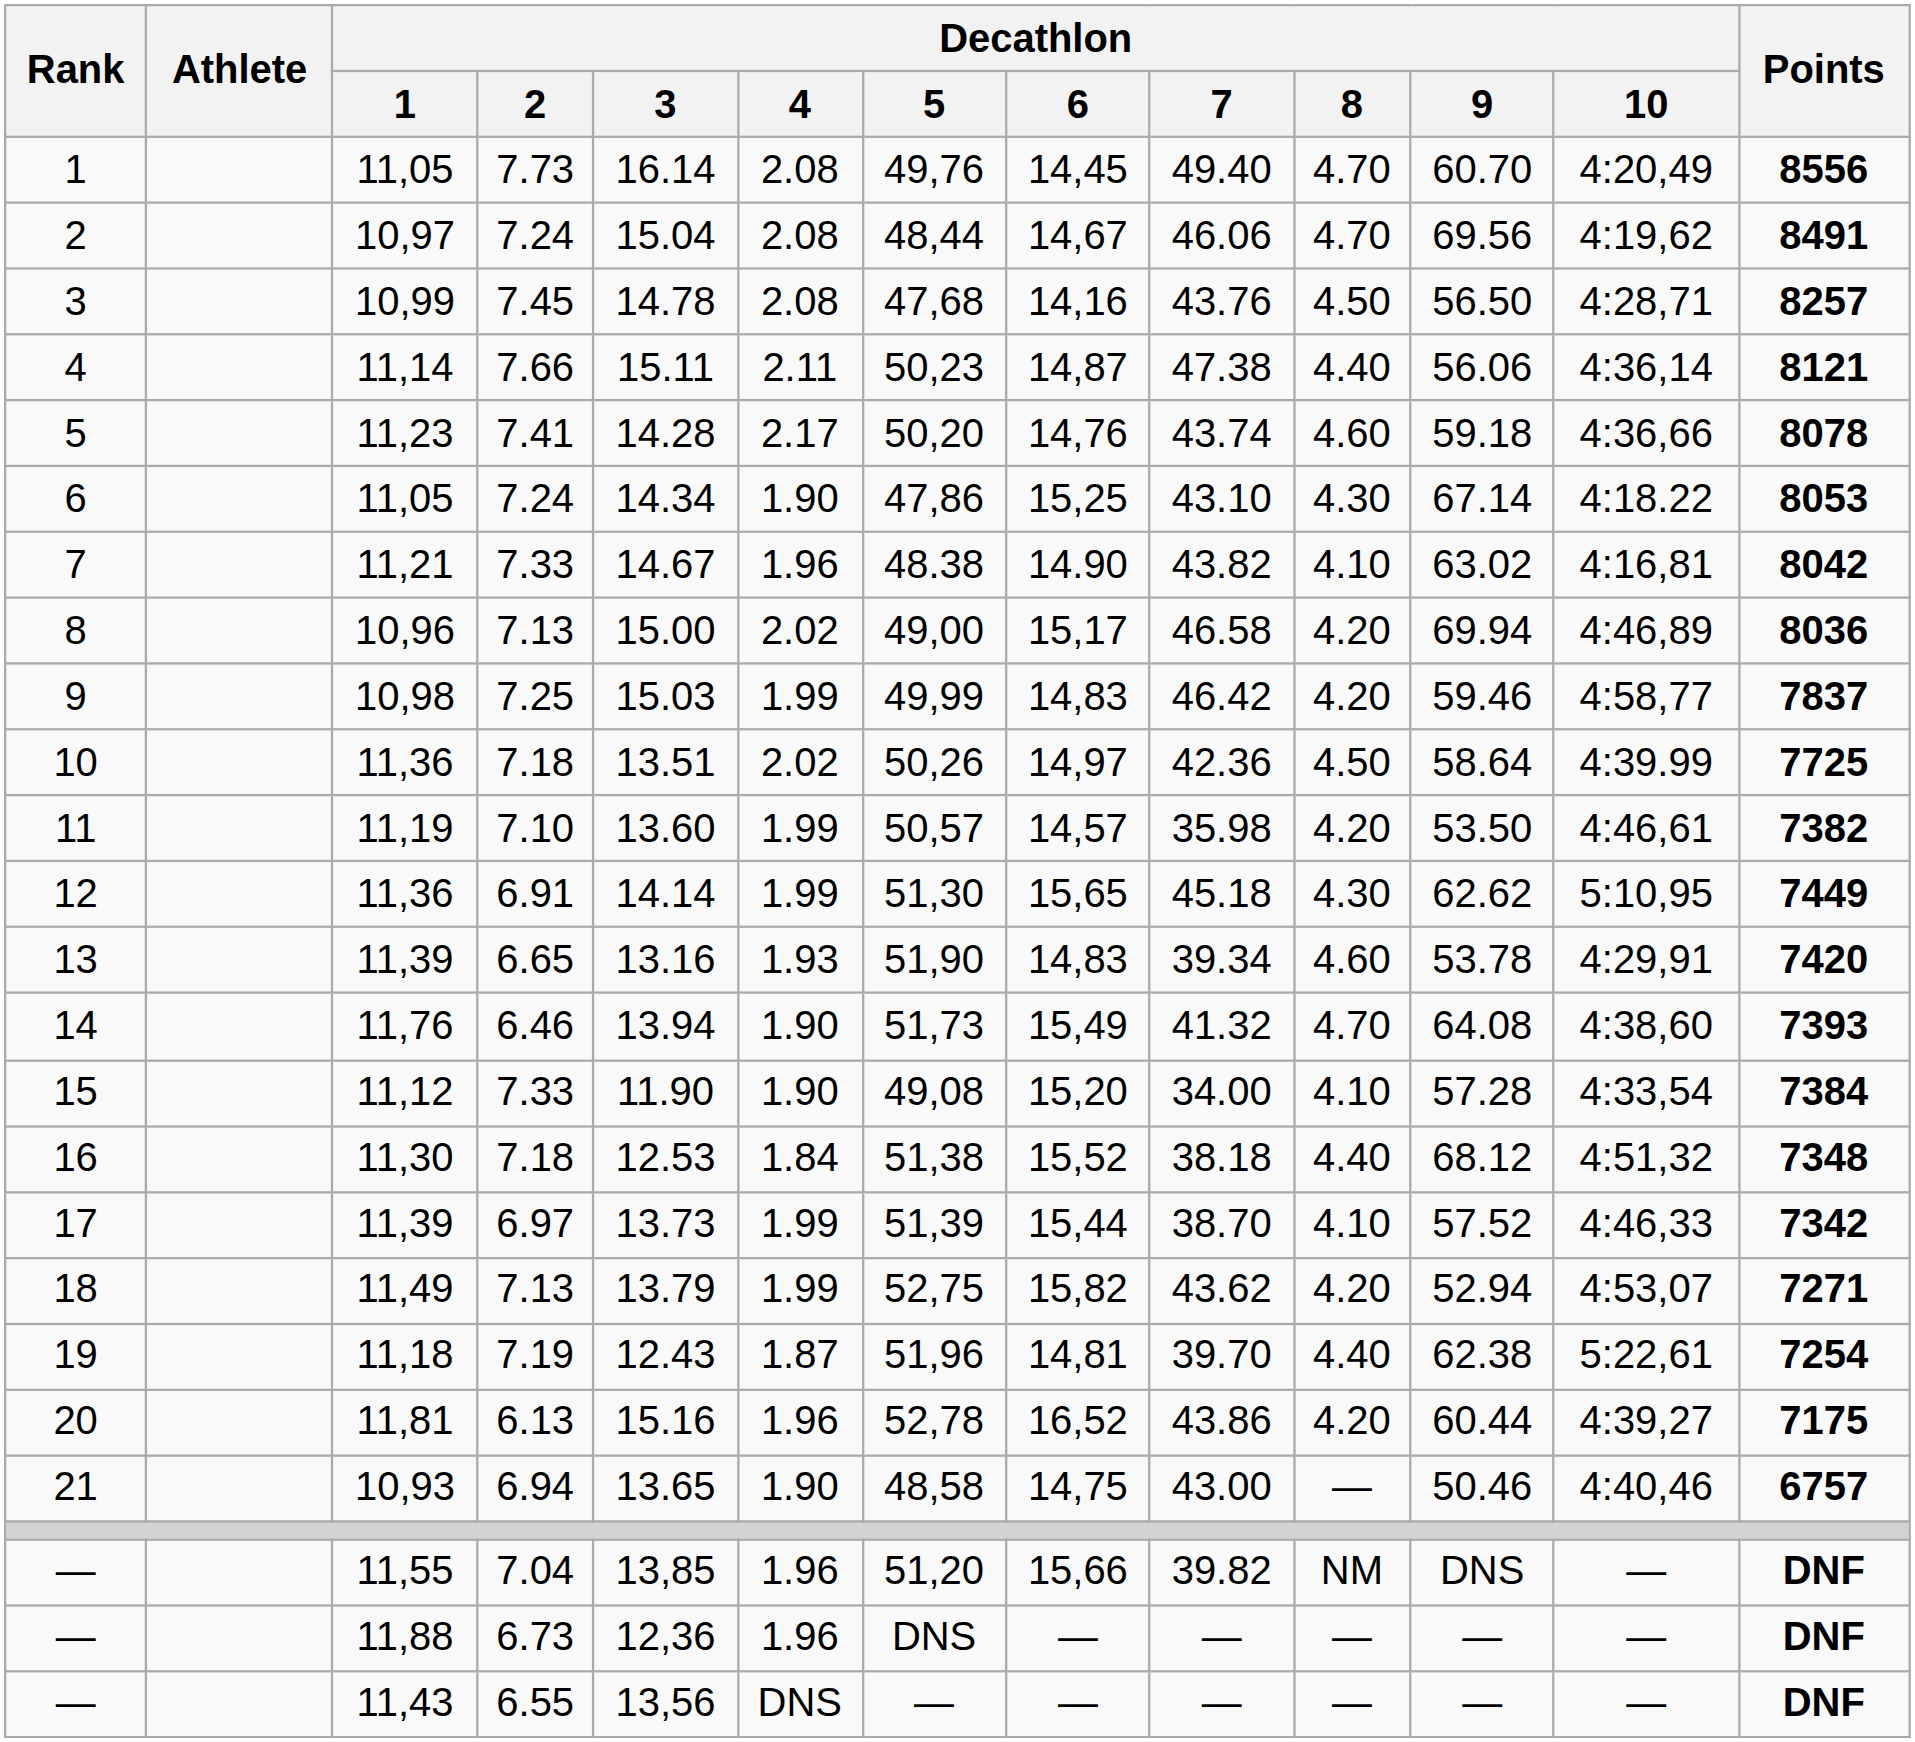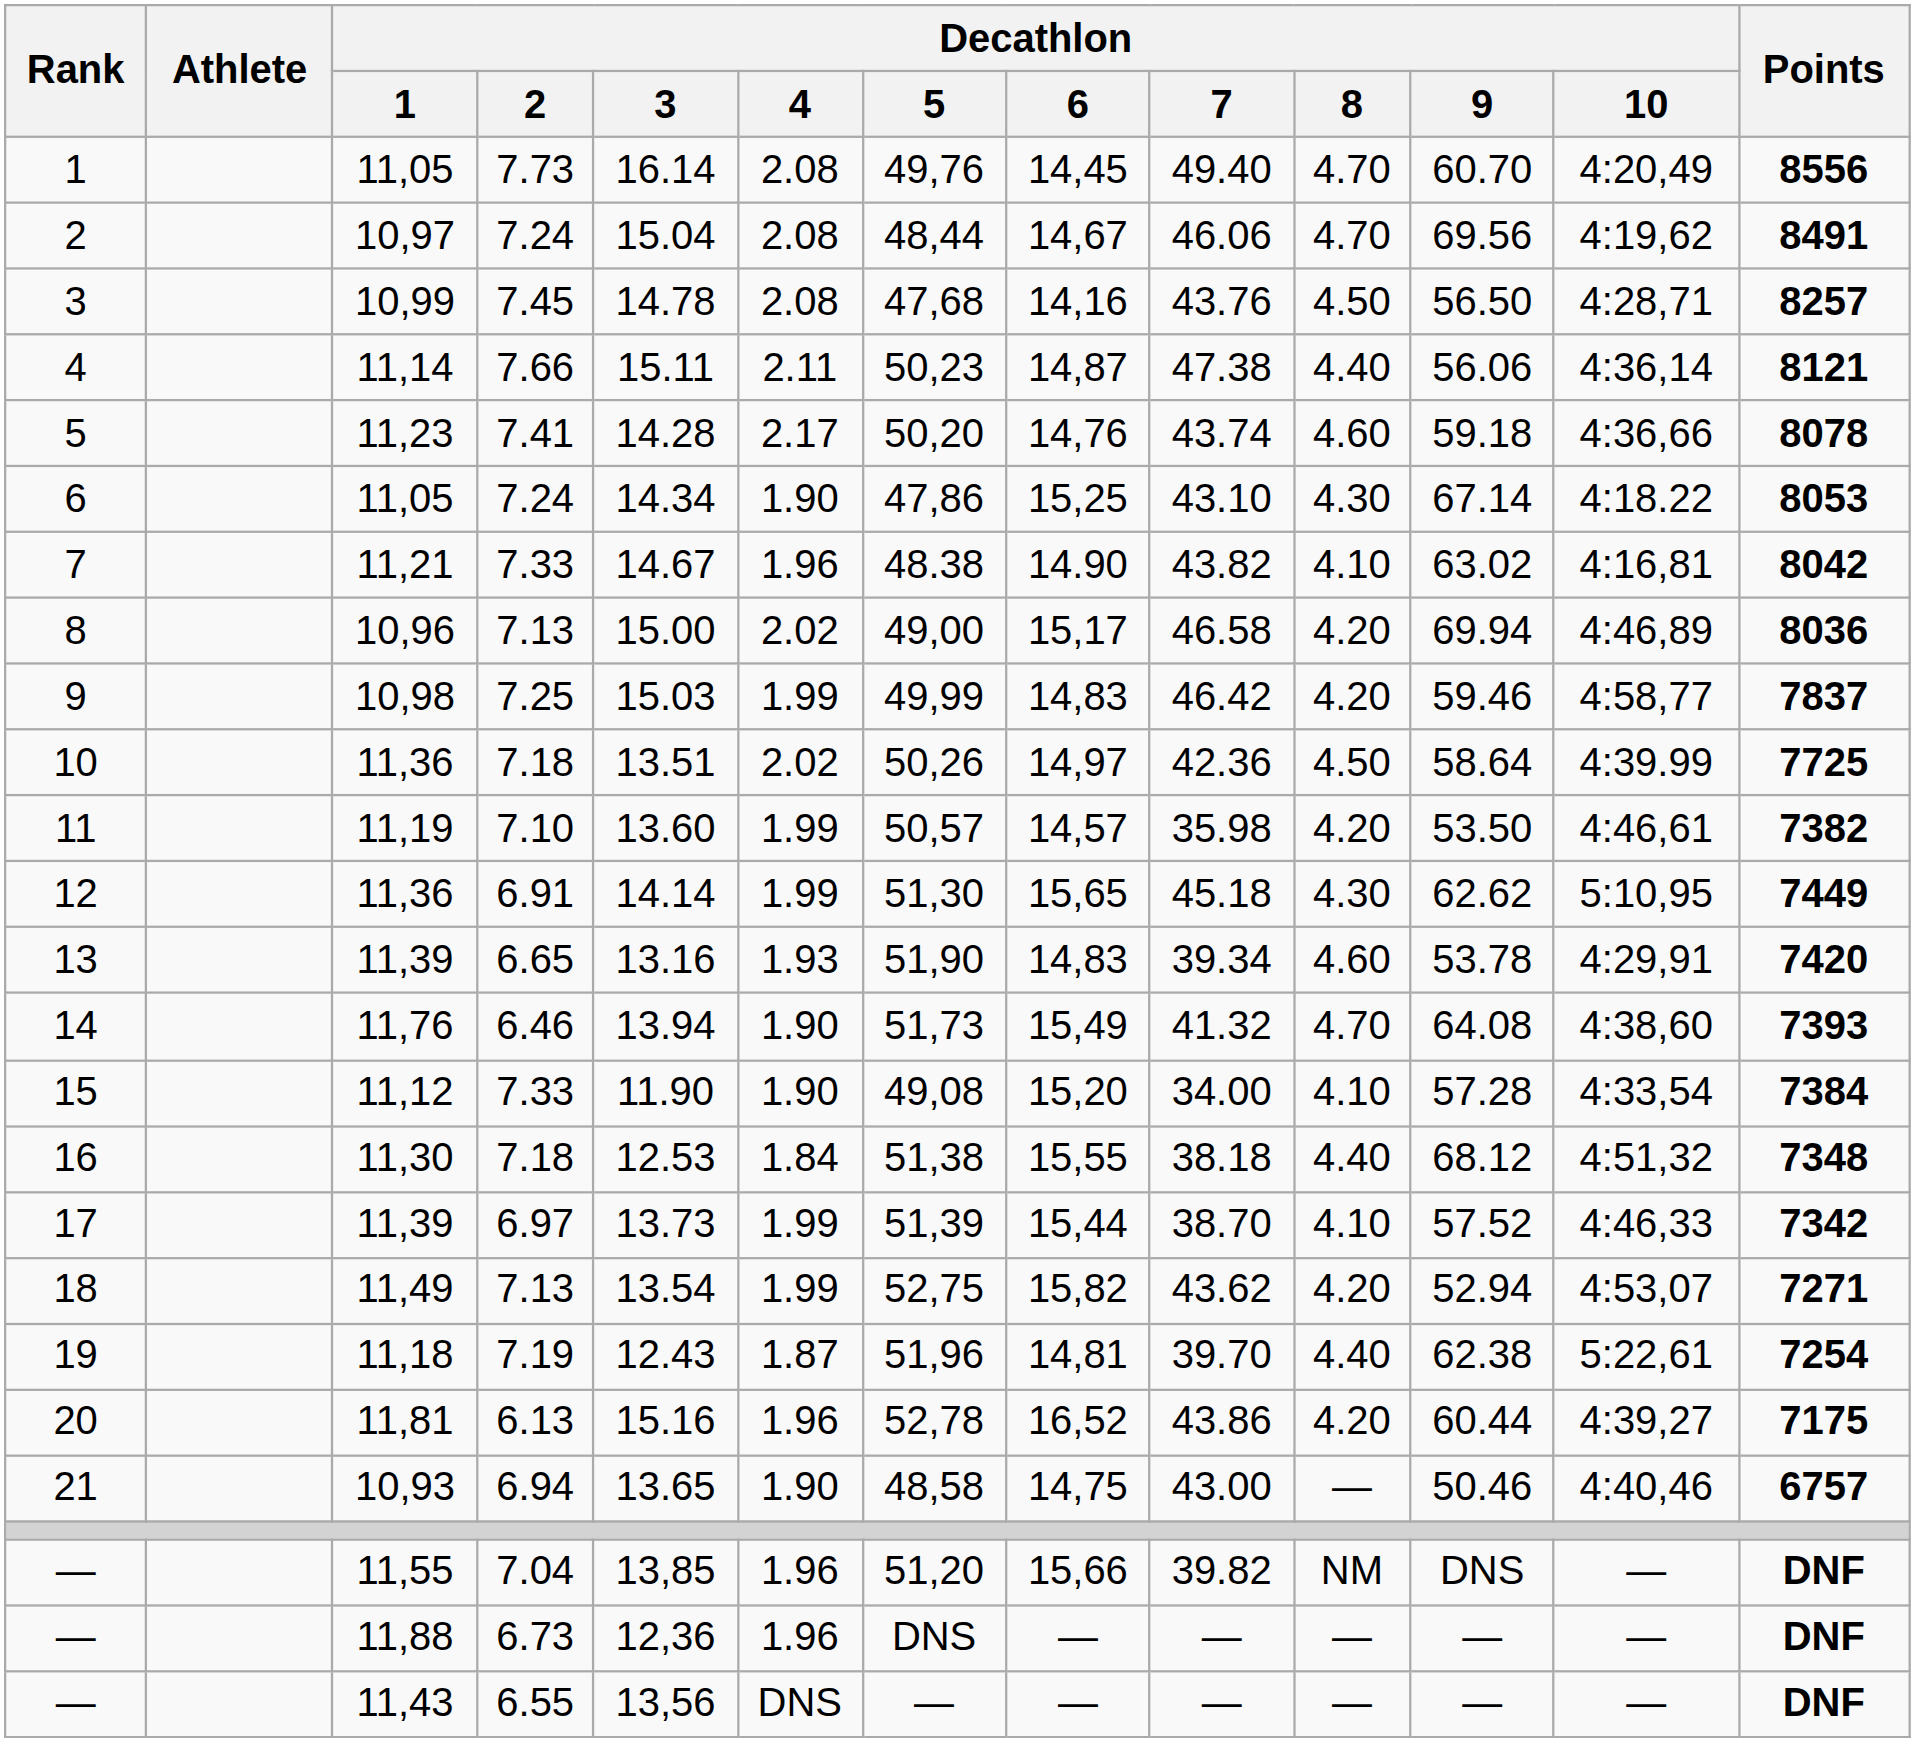(1078, 1157) 15,52 -> (1078, 1157) 15,55
(665, 1289) 13.79 -> (665, 1289) 13.54
